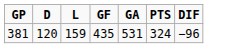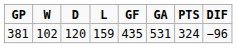+ column: (47, 14)
